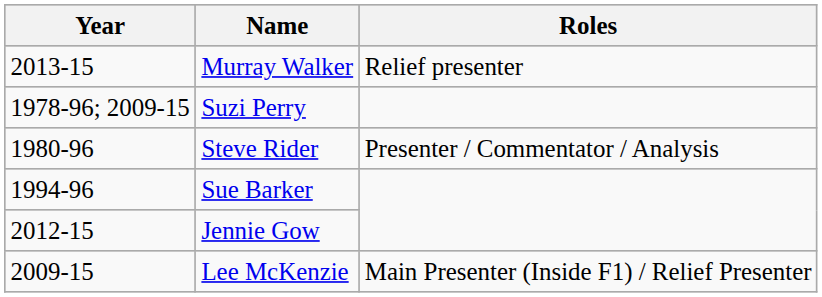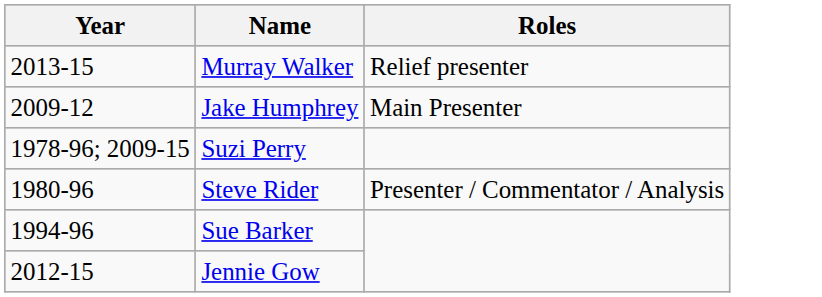+ row: (280, 107)
- row: (275, 271)
